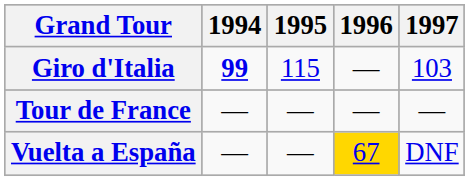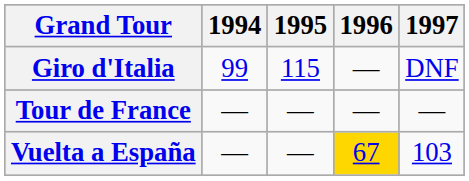(235, 68) bold -> (235, 68) normal
(432, 68) 103 -> (432, 68) DNF
(432, 152) DNF -> (432, 152) 103
